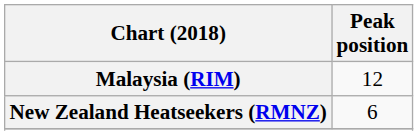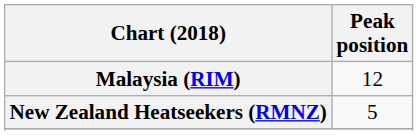(372, 111) 6 -> (372, 111) 5
